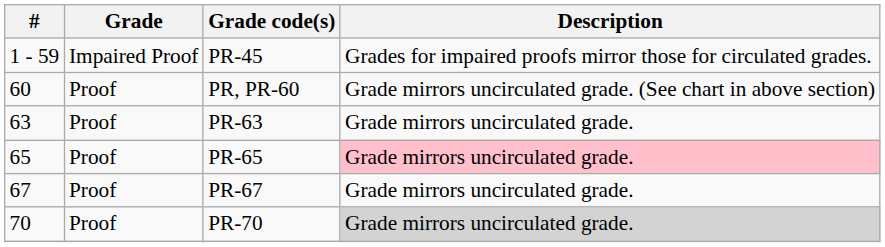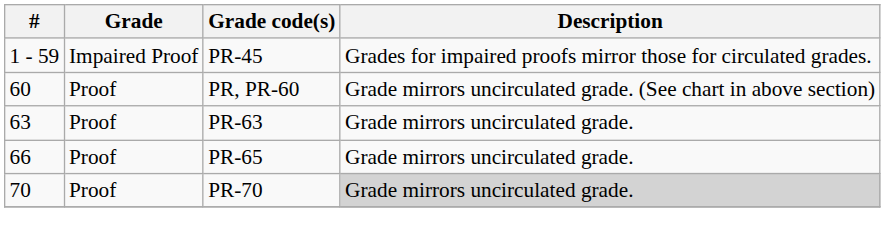(20, 156) 65 -> (20, 156) 66
(489, 156) pink background -> (489, 156) no background
- row: (235, 190)
